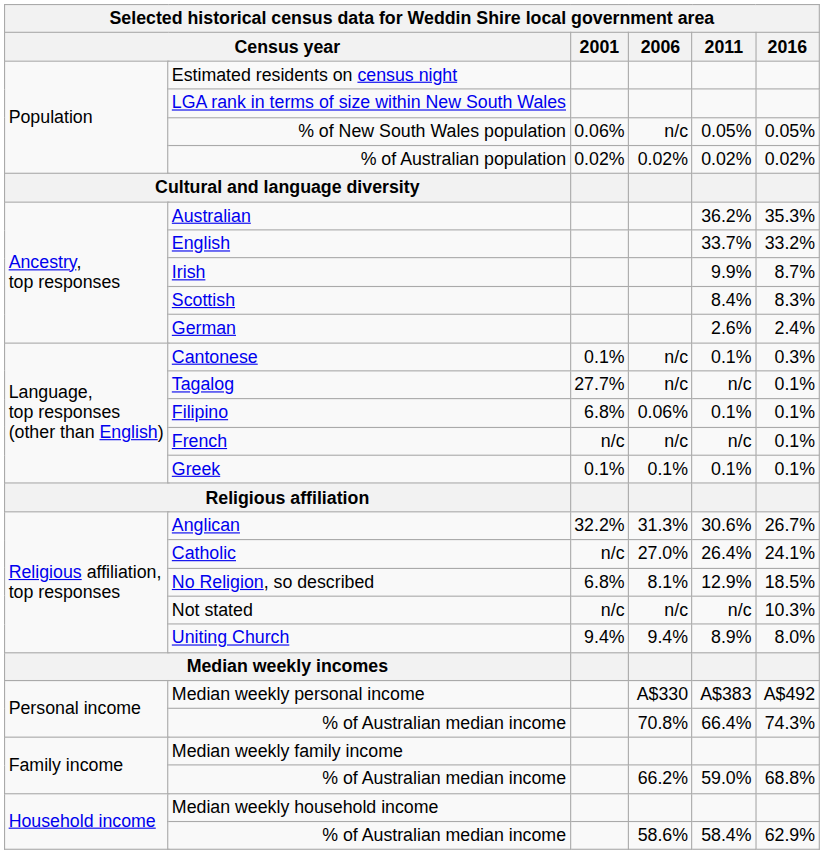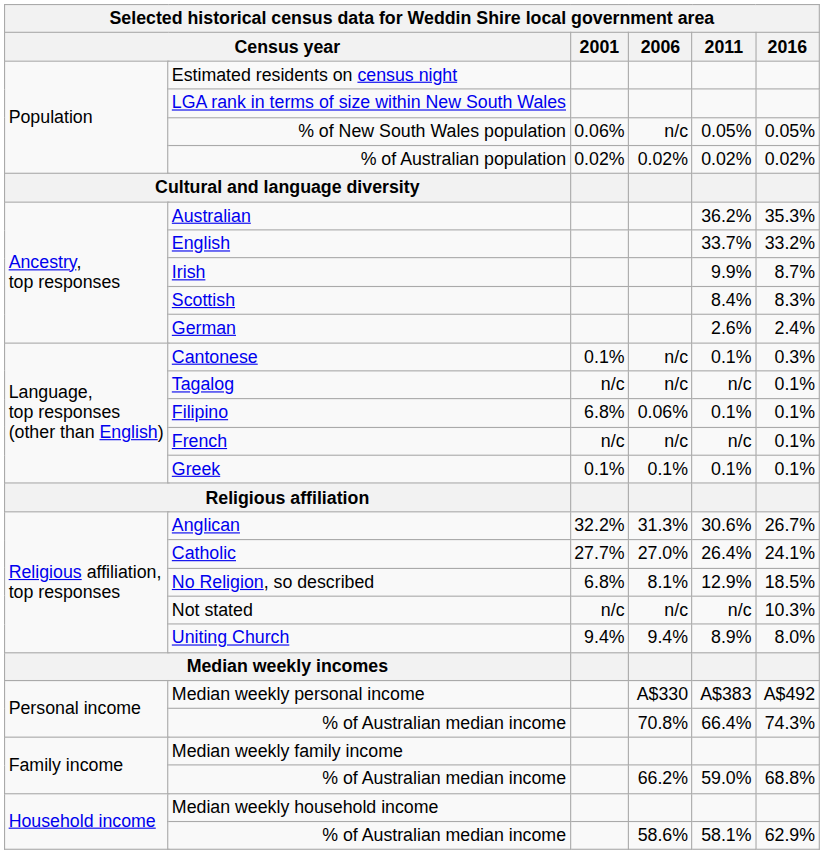(599, 384) 27.7% -> (613, 384) n/c
(613, 553) n/c -> (599, 553) 27.7%
(724, 835) 58.4% -> (724, 835) 58.1%
